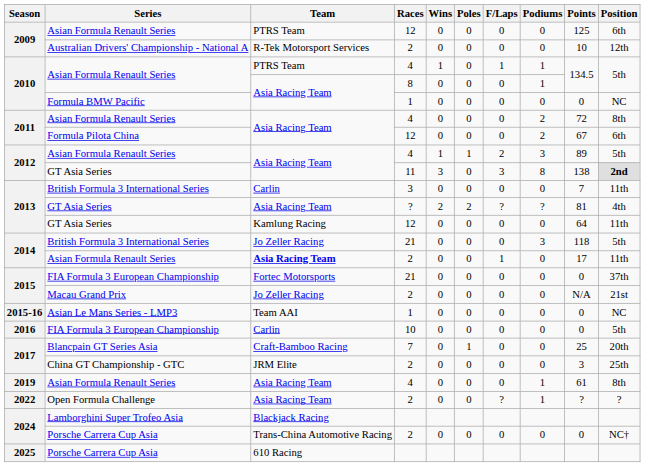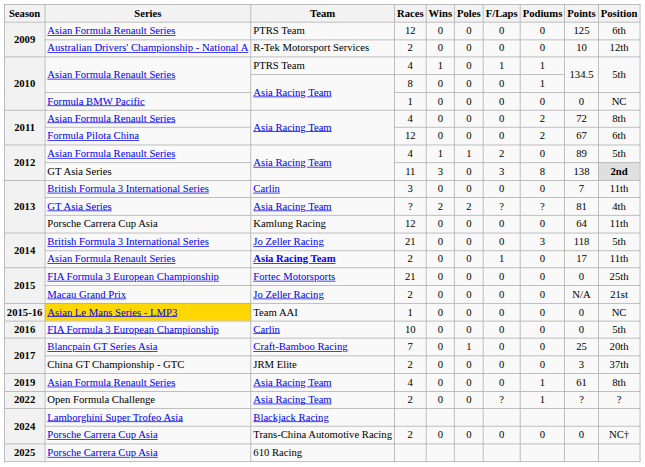(542, 154) 3 -> (542, 154) 0
(80, 224) GT Asia Series -> (103, 224) Porsche Carrera Cup Asia
(619, 277) 37th -> (619, 277) 25th
(112, 312) no background -> (112, 312) gold background
(619, 365) 25th -> (619, 365) 37th
